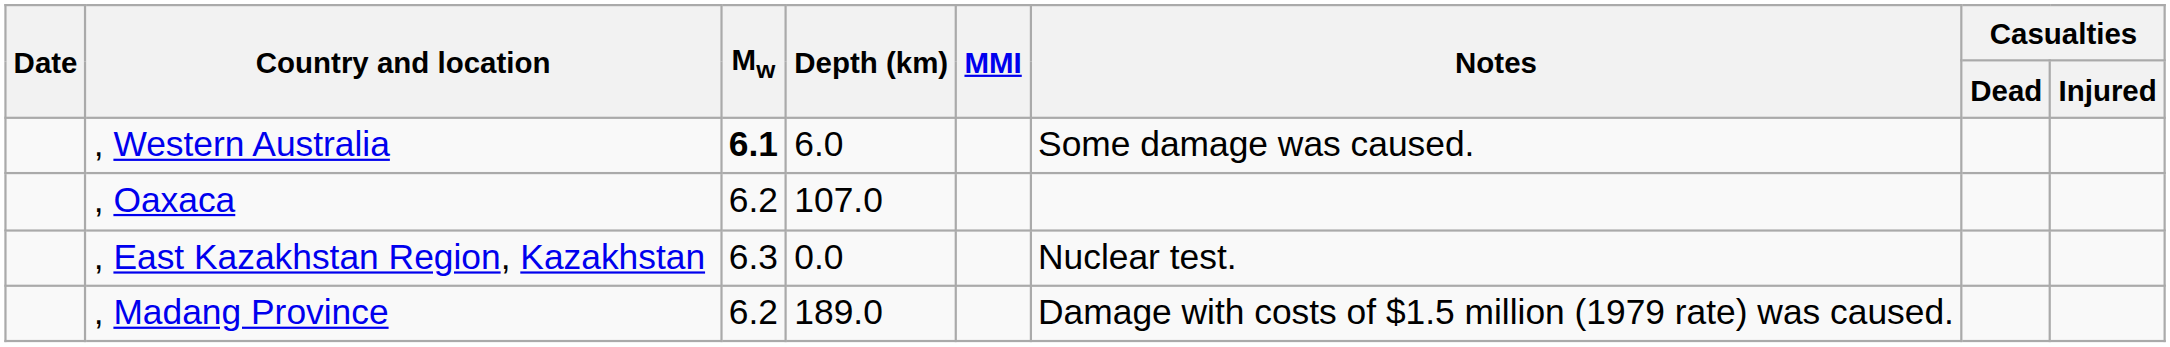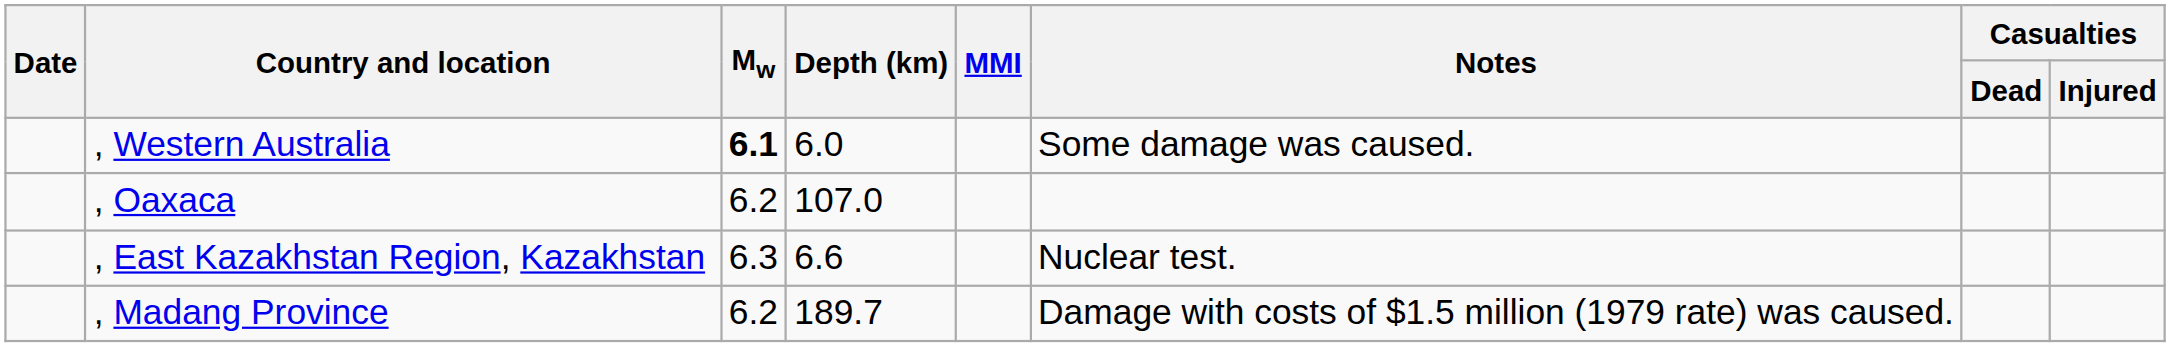(819, 256) 0.0 -> (819, 256) 6.6
(839, 312) 189.0 -> (839, 312) 189.7
